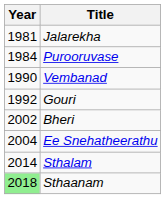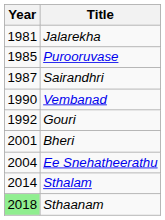(22, 57) 1984 -> (22, 57) 1985
+ row: (73, 78)
(22, 120) 2002 -> (22, 141) 2001
